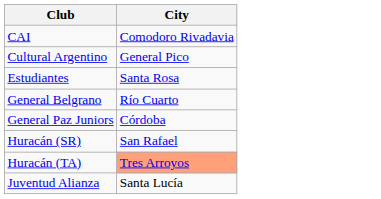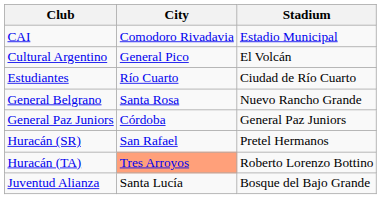+ column: (307, 15)
(150, 78) Santa Rosa -> (149, 78) Río Cuarto
(149, 99) Río Cuarto -> (150, 99) Santa Rosa
